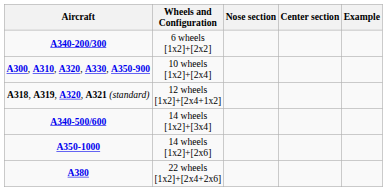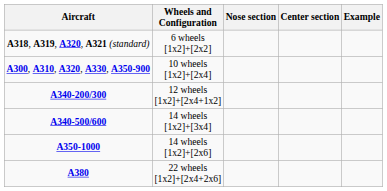(78, 43) A340-200/300 -> (78, 43) A318, A319, A320, A321 (standard)
(78, 95) A318, A319, A320, A321 (standard) -> (78, 95) A340-200/300
